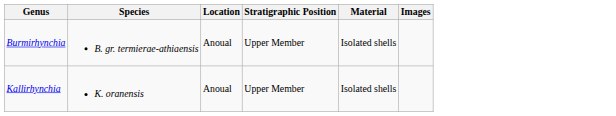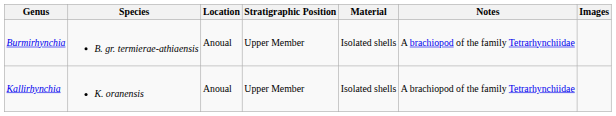+ column: (488, 12)
